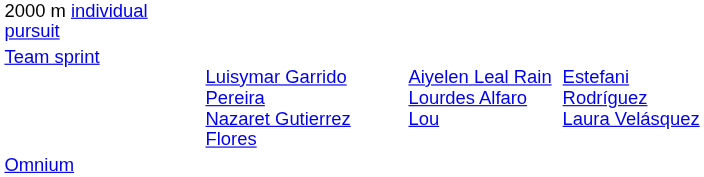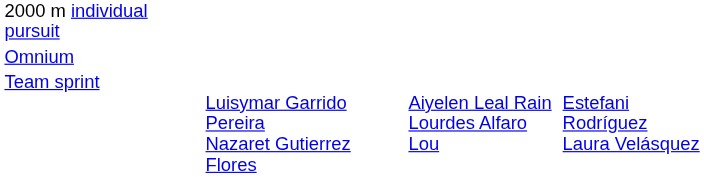rows swapped: (39, 164) <-> (52, 56)
